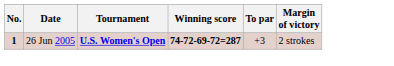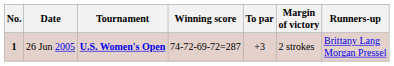+ column: (355, 18)
(205, 41) bold -> (205, 47) normal
